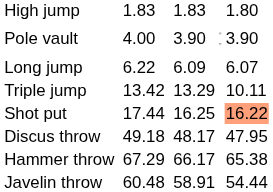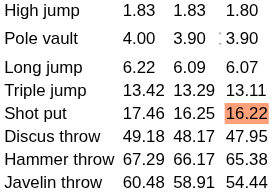(246, 90) 10.11 -> (246, 90) 13.11
(144, 113) 17.44 -> (144, 113) 17.46
